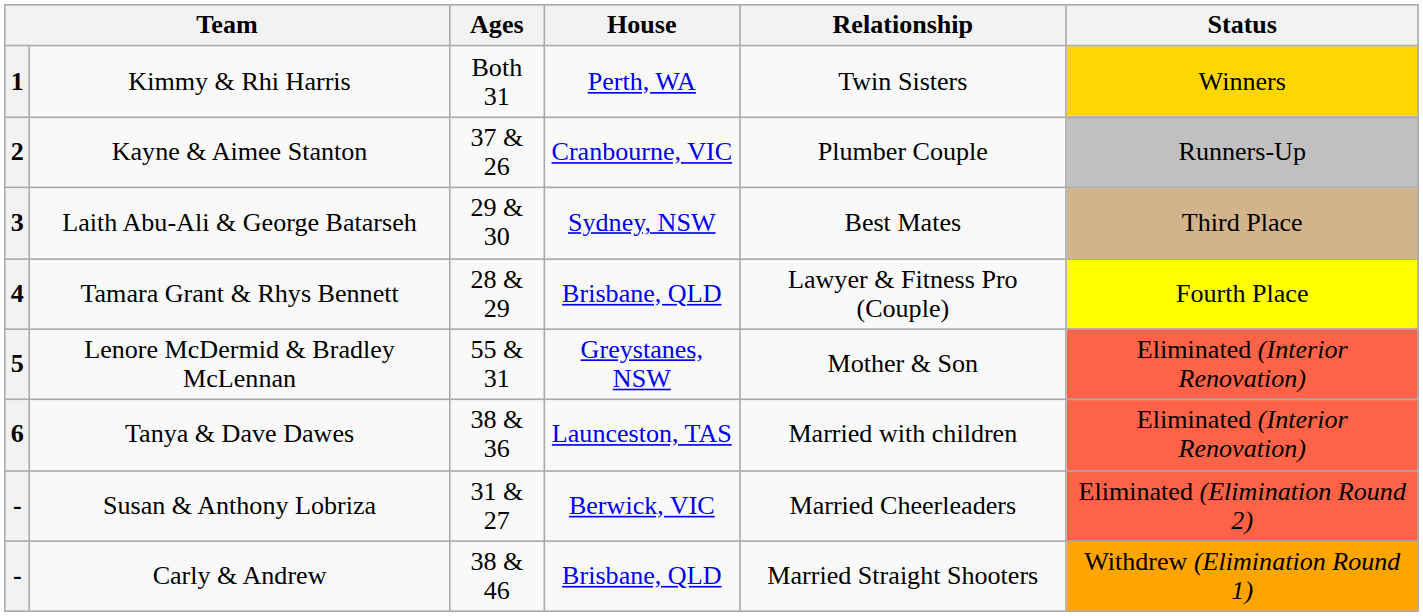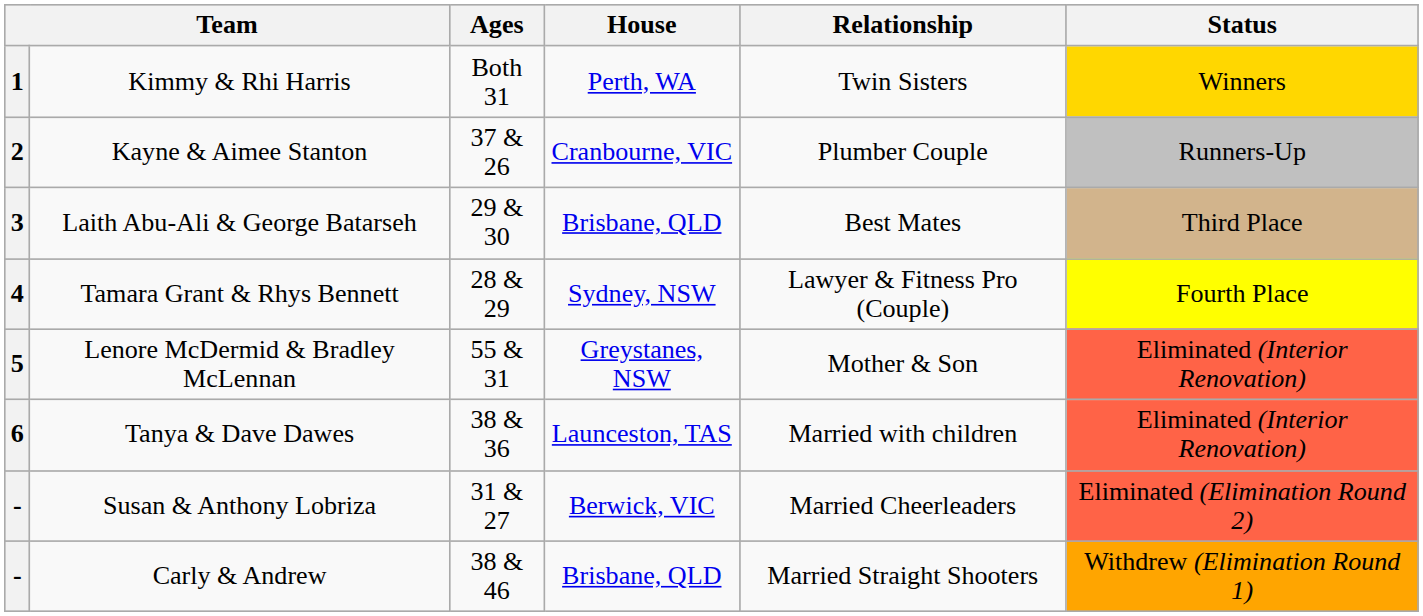(642, 222) Sydney, NSW -> (642, 222) Brisbane, QLD
(642, 293) Brisbane, QLD -> (642, 293) Sydney, NSW
